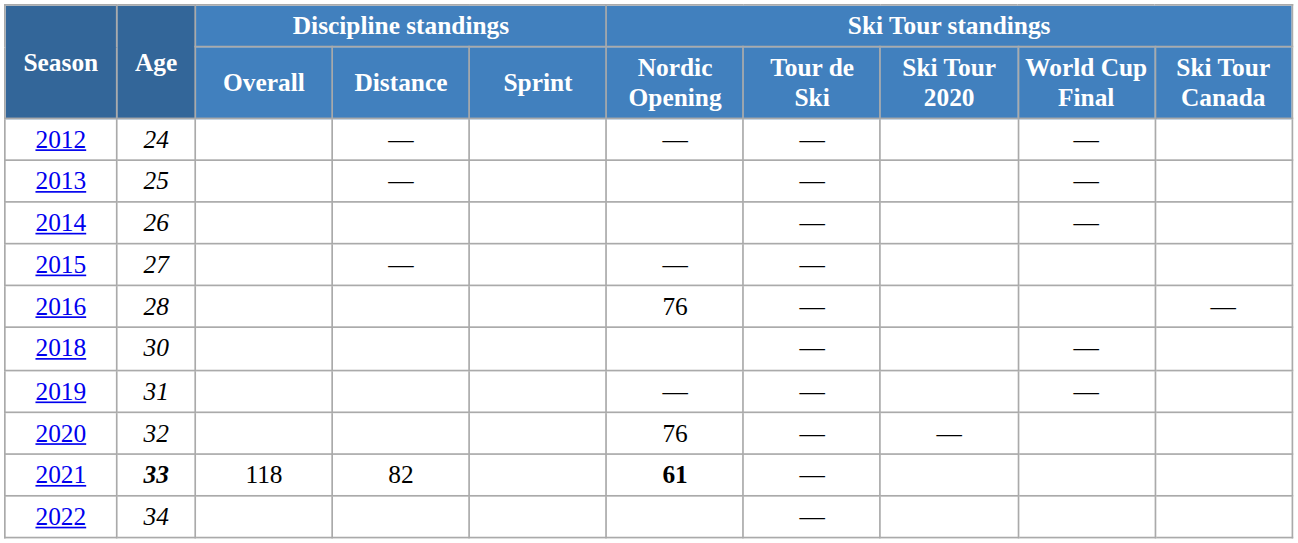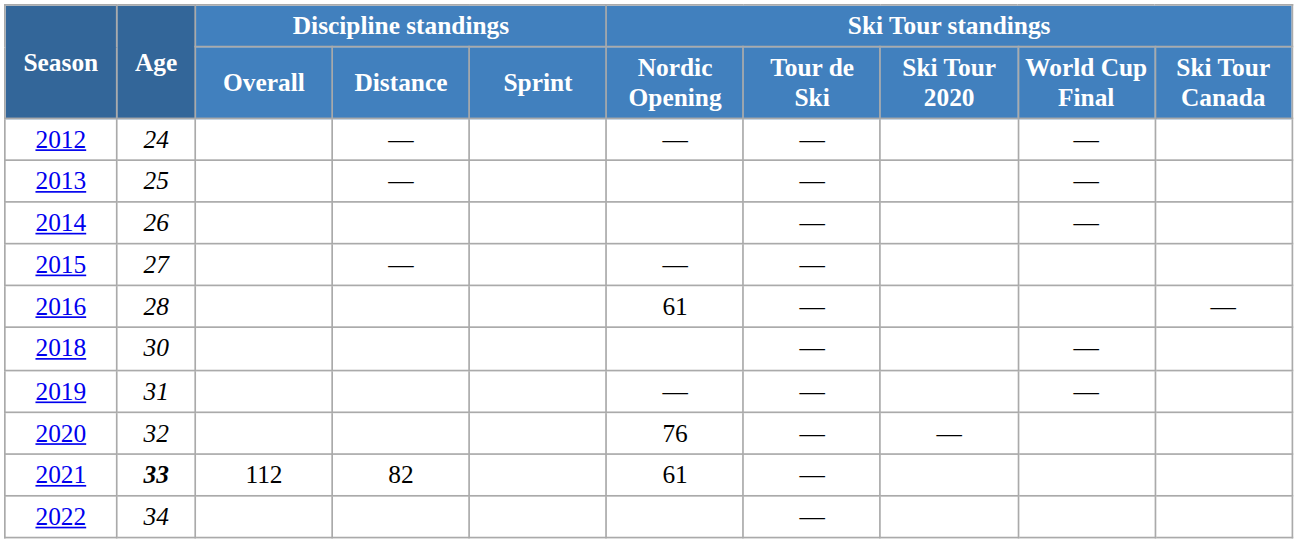(675, 306) 76 -> (675, 306) 61
(264, 474) 118 -> (264, 474) 112
(675, 474) bold -> (675, 474) normal
